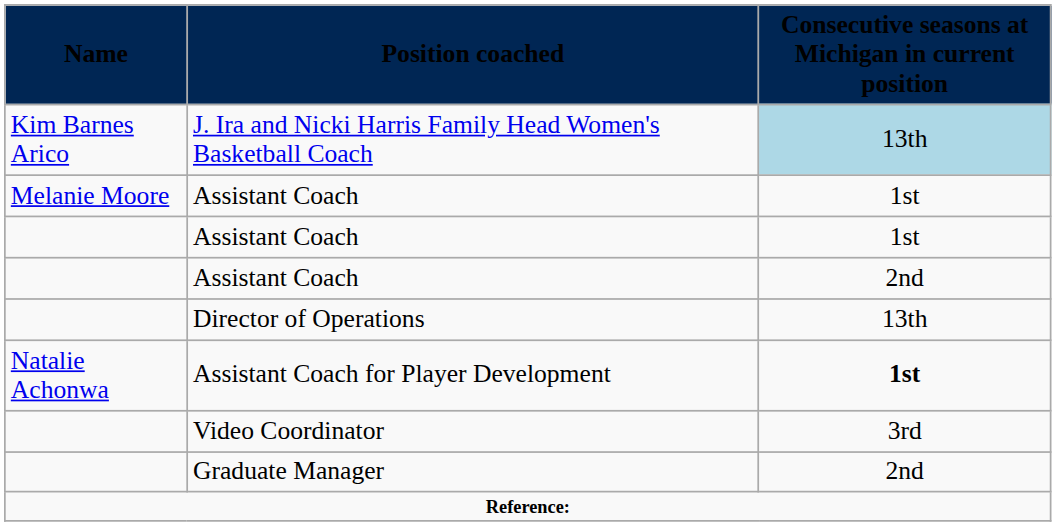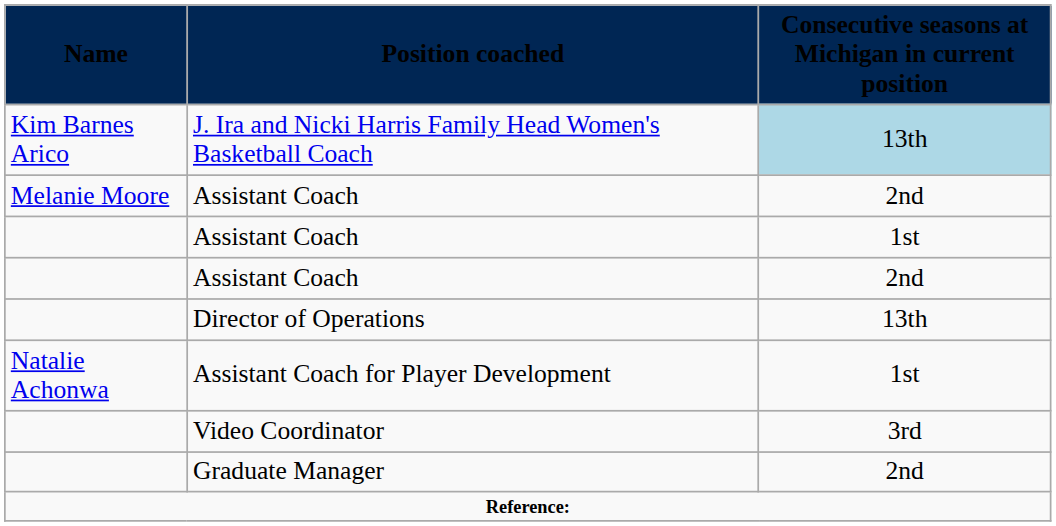(905, 195) 1st -> (905, 195) 2nd
(905, 374) bold -> (905, 374) normal
